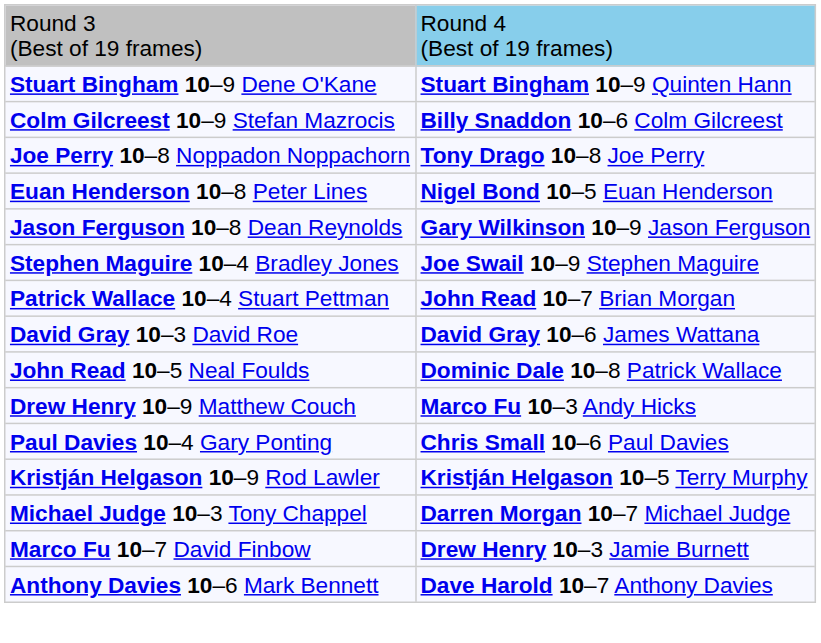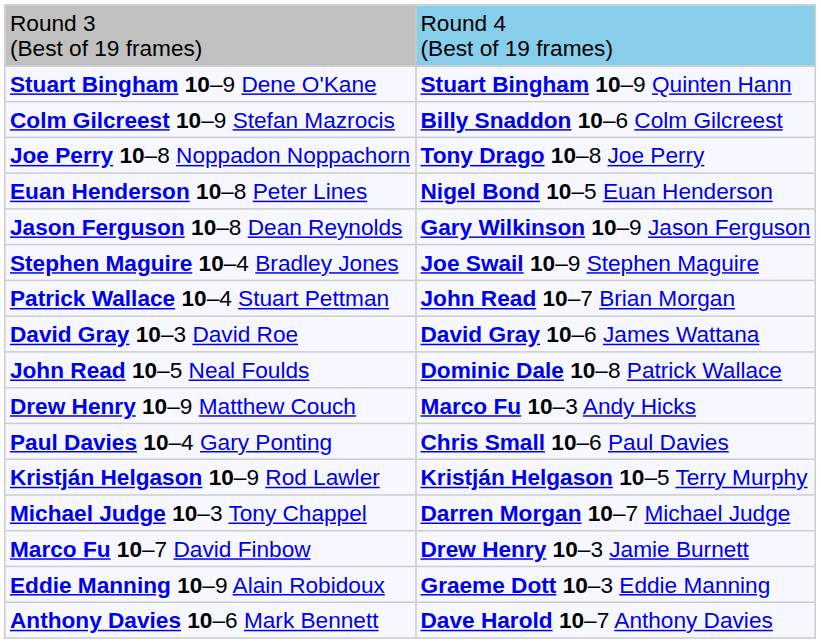+ row: (197, 584)
